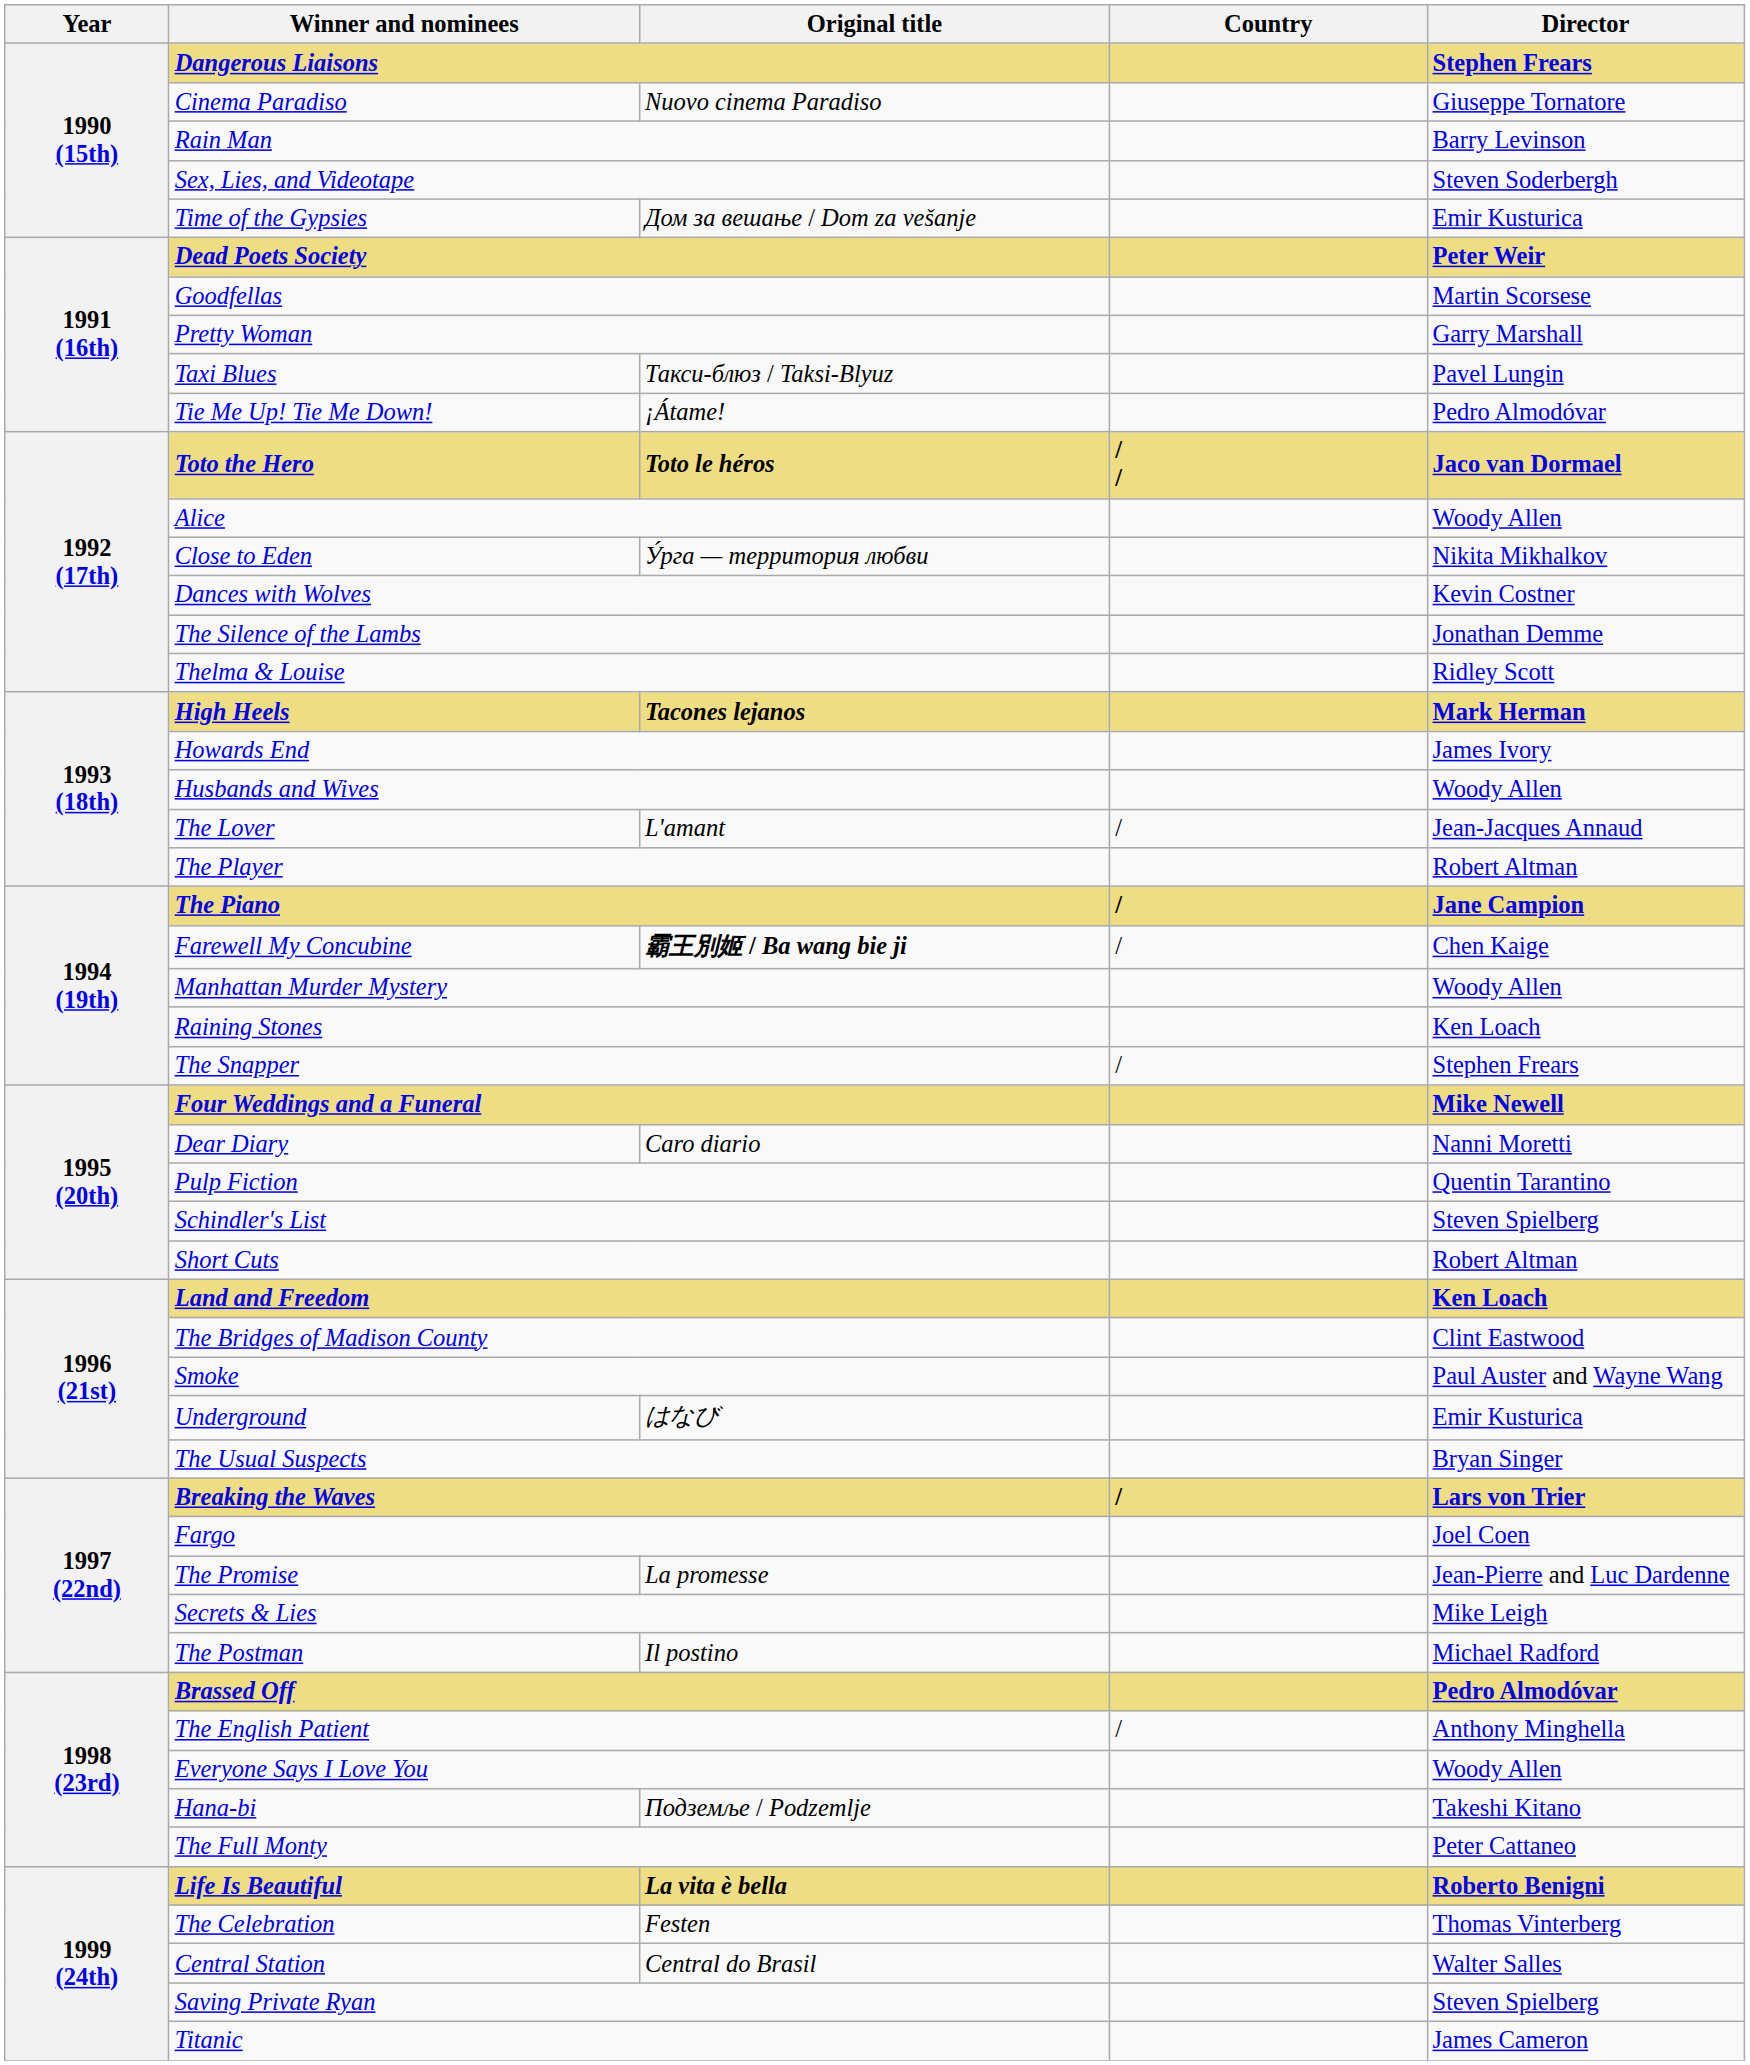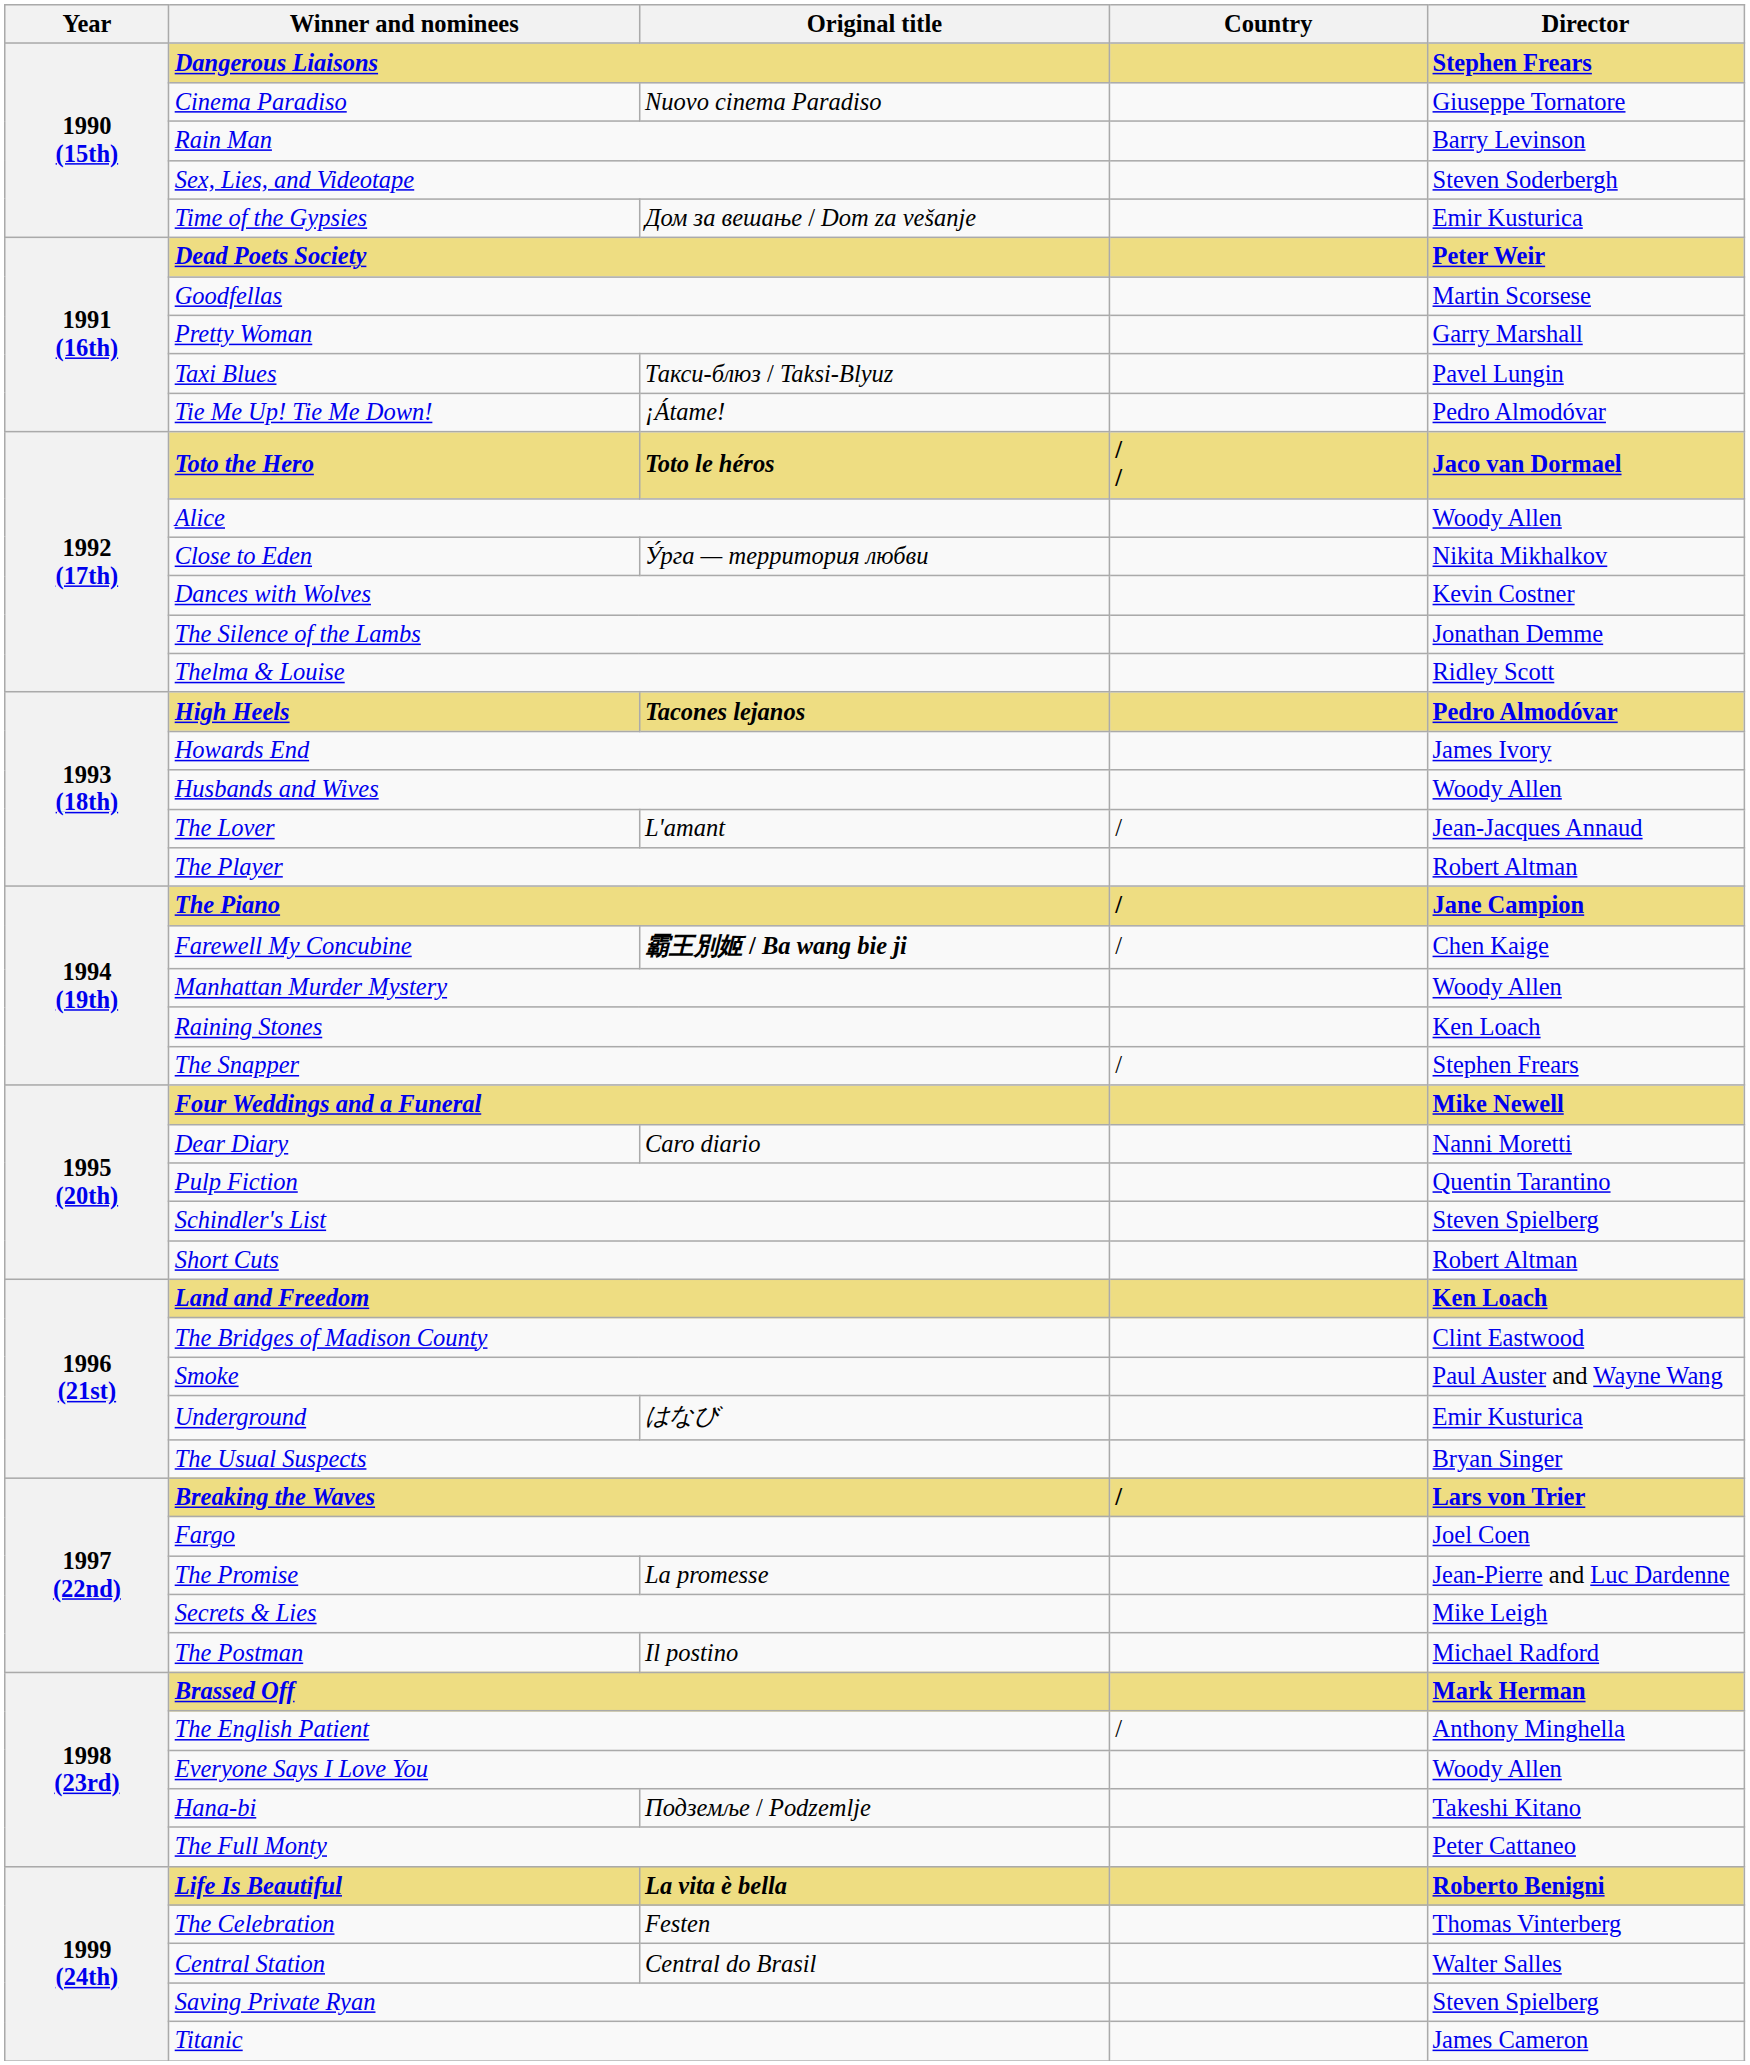(1509, 711) Mark Herman -> (1525, 711) Pedro Almodóvar
(1525, 1691) Pedro Almodóvar -> (1509, 1691) Mark Herman
